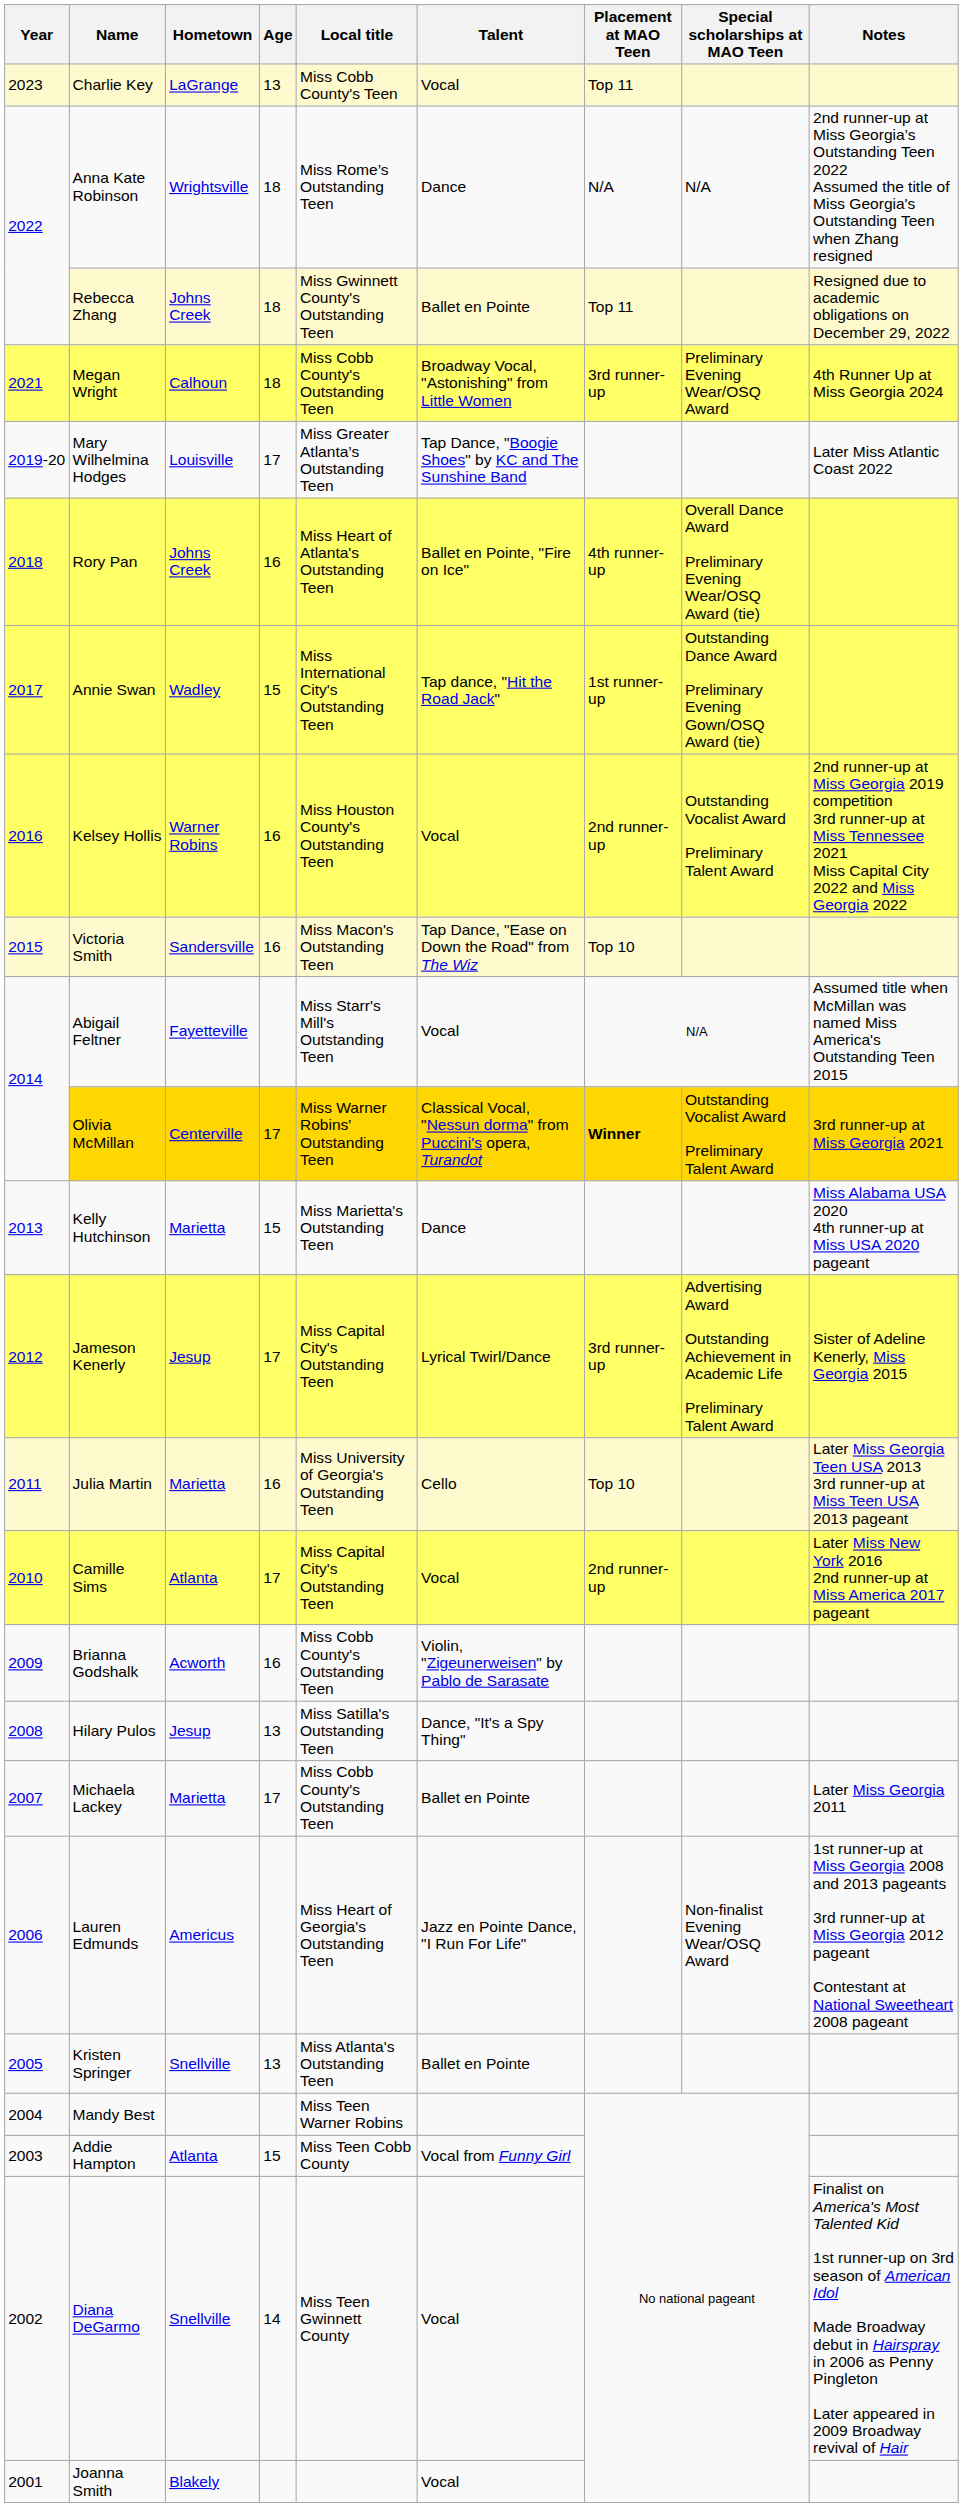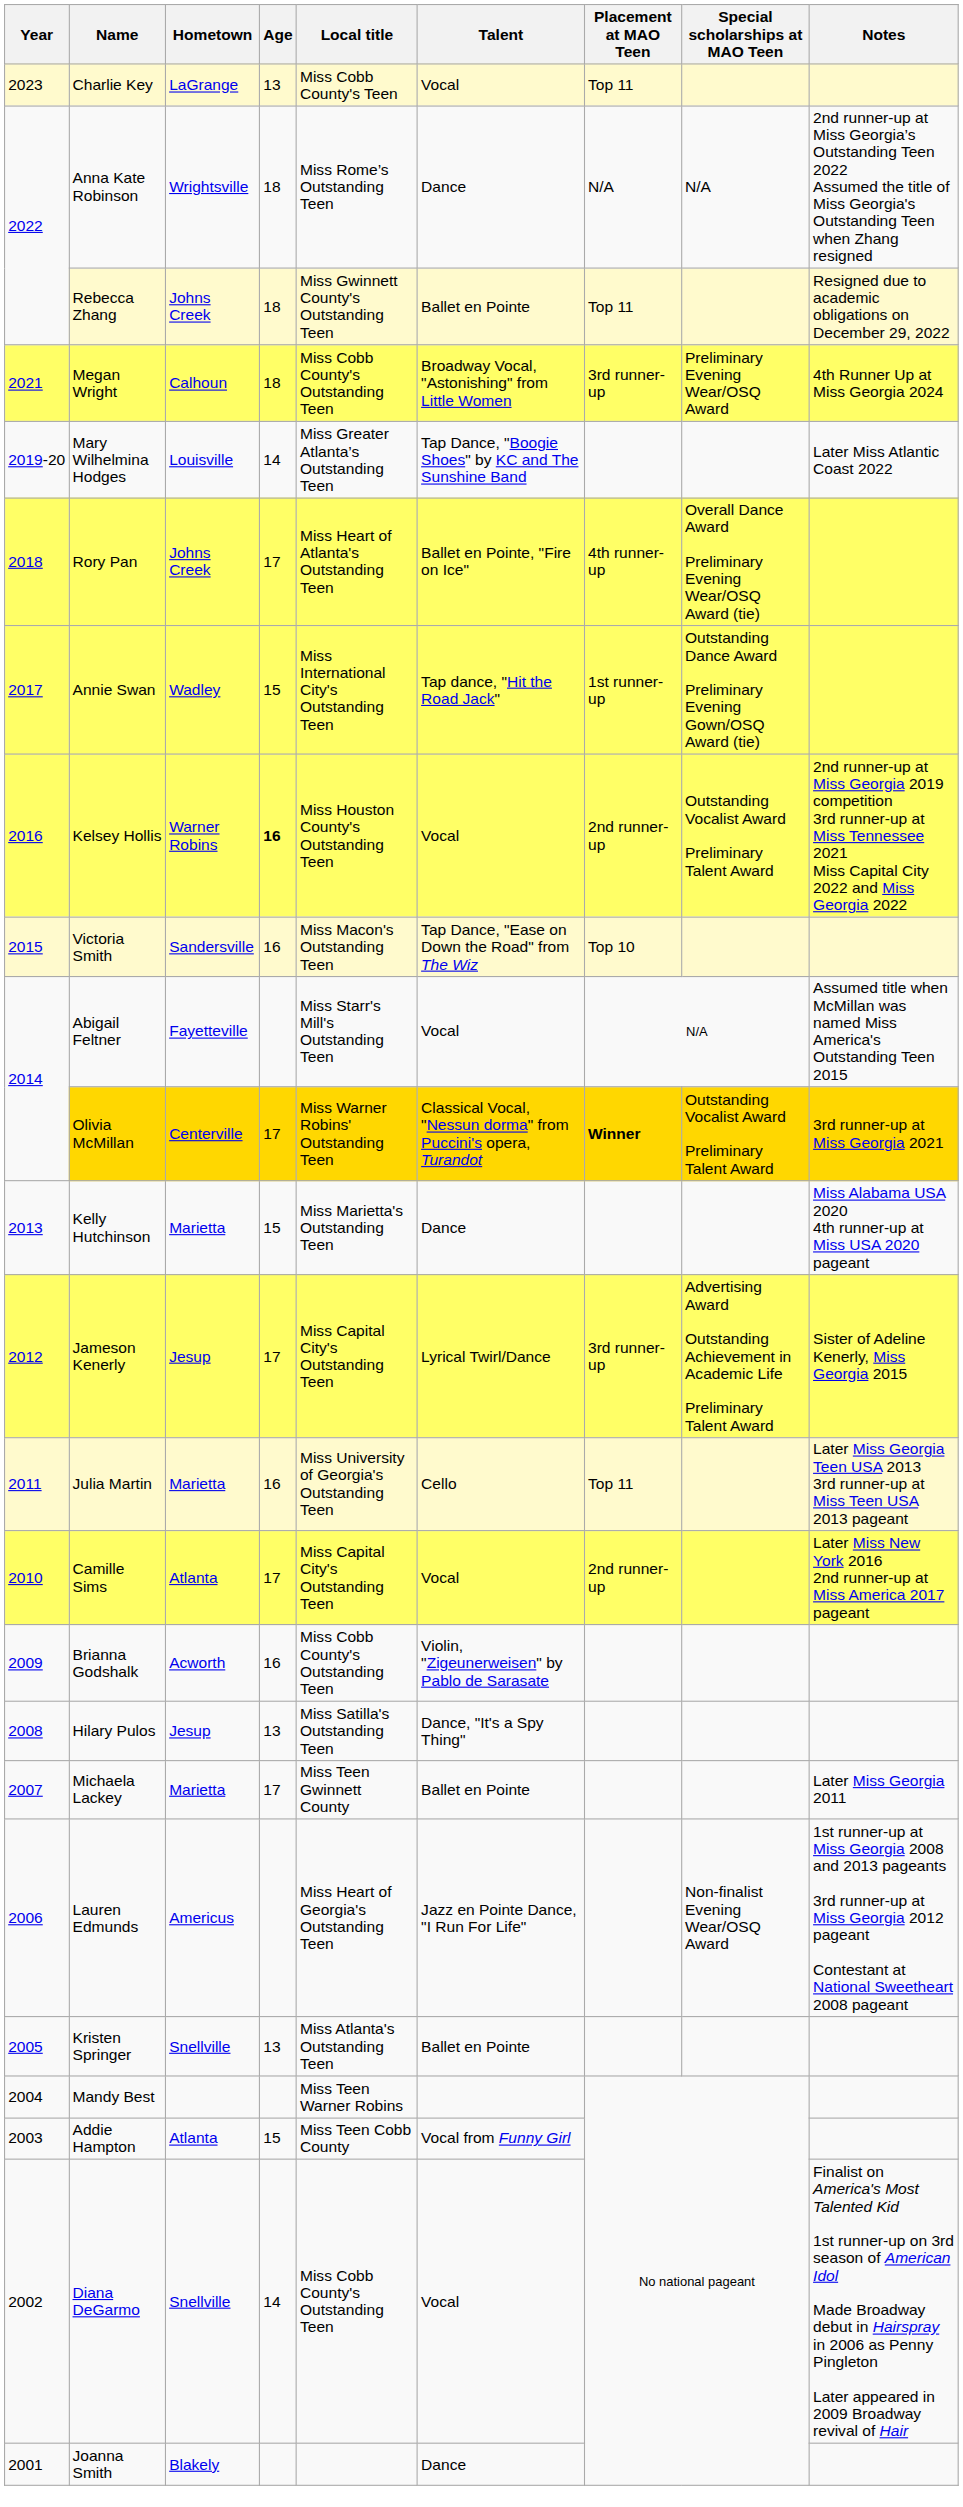(272, 460) 17 -> (272, 460) 14
(272, 562) 16 -> (272, 562) 17
(272, 836) normal -> (272, 836) bold
(611, 1484) Top 10 -> (611, 1484) Top 11
(342, 1799) Miss Cobb County's Outstanding Teen -> (335, 1790) Miss Teen Gwinnett County
(335, 2319) Miss Teen Gwinnett County -> (342, 2302) Miss Cobb County's Outstanding Teen
(440, 2482) Vocal -> (444, 2464) Dance
